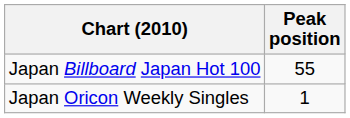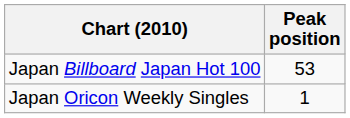(305, 68) 55 -> (305, 68) 53
